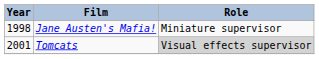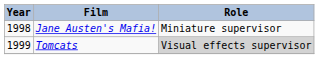(19, 45) 2001 -> (19, 45) 1999
